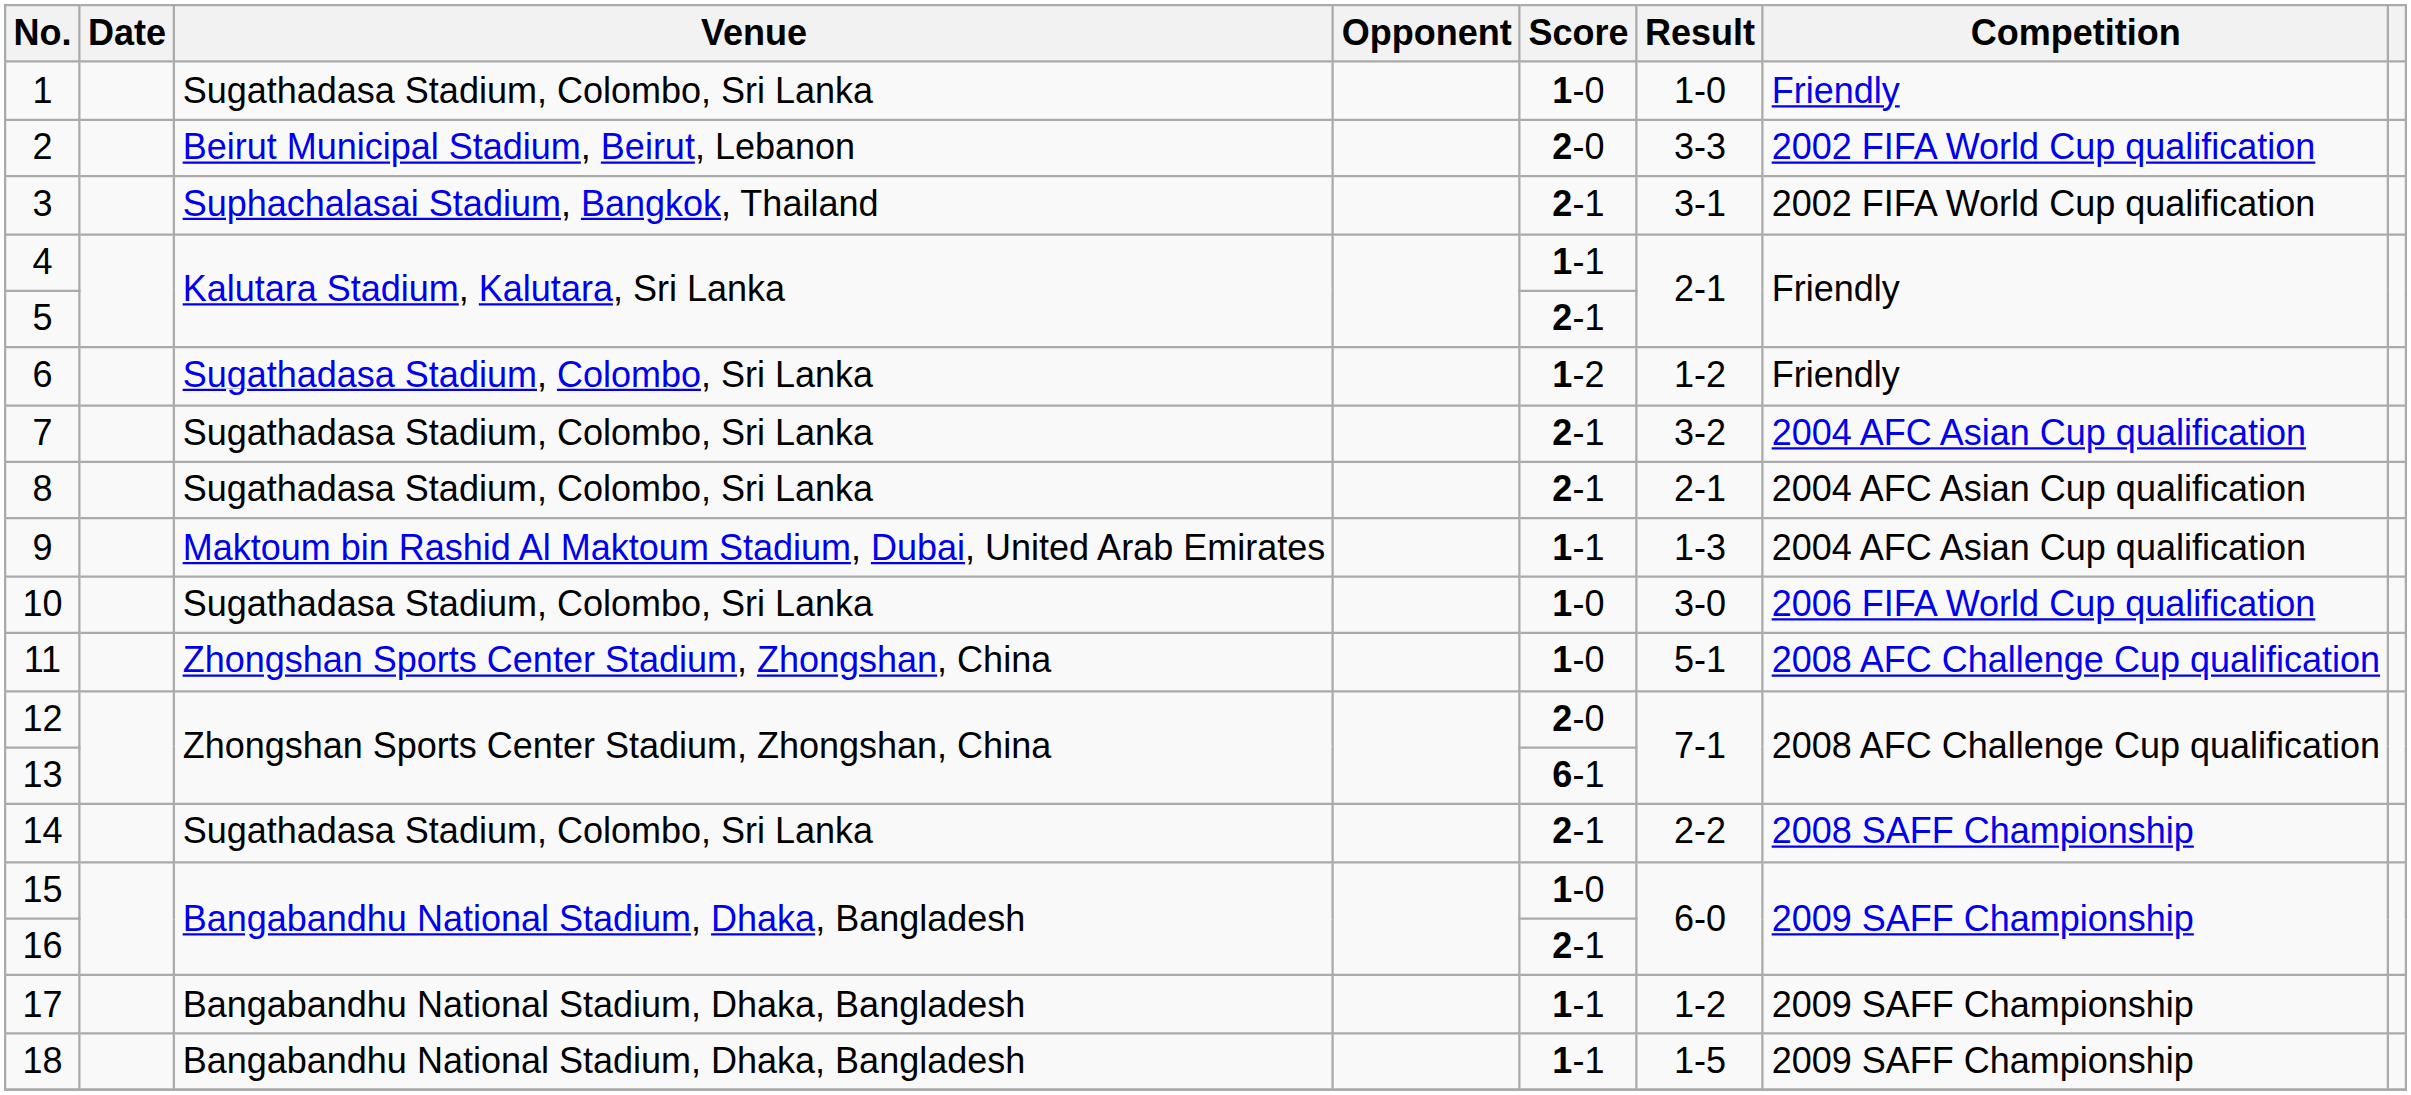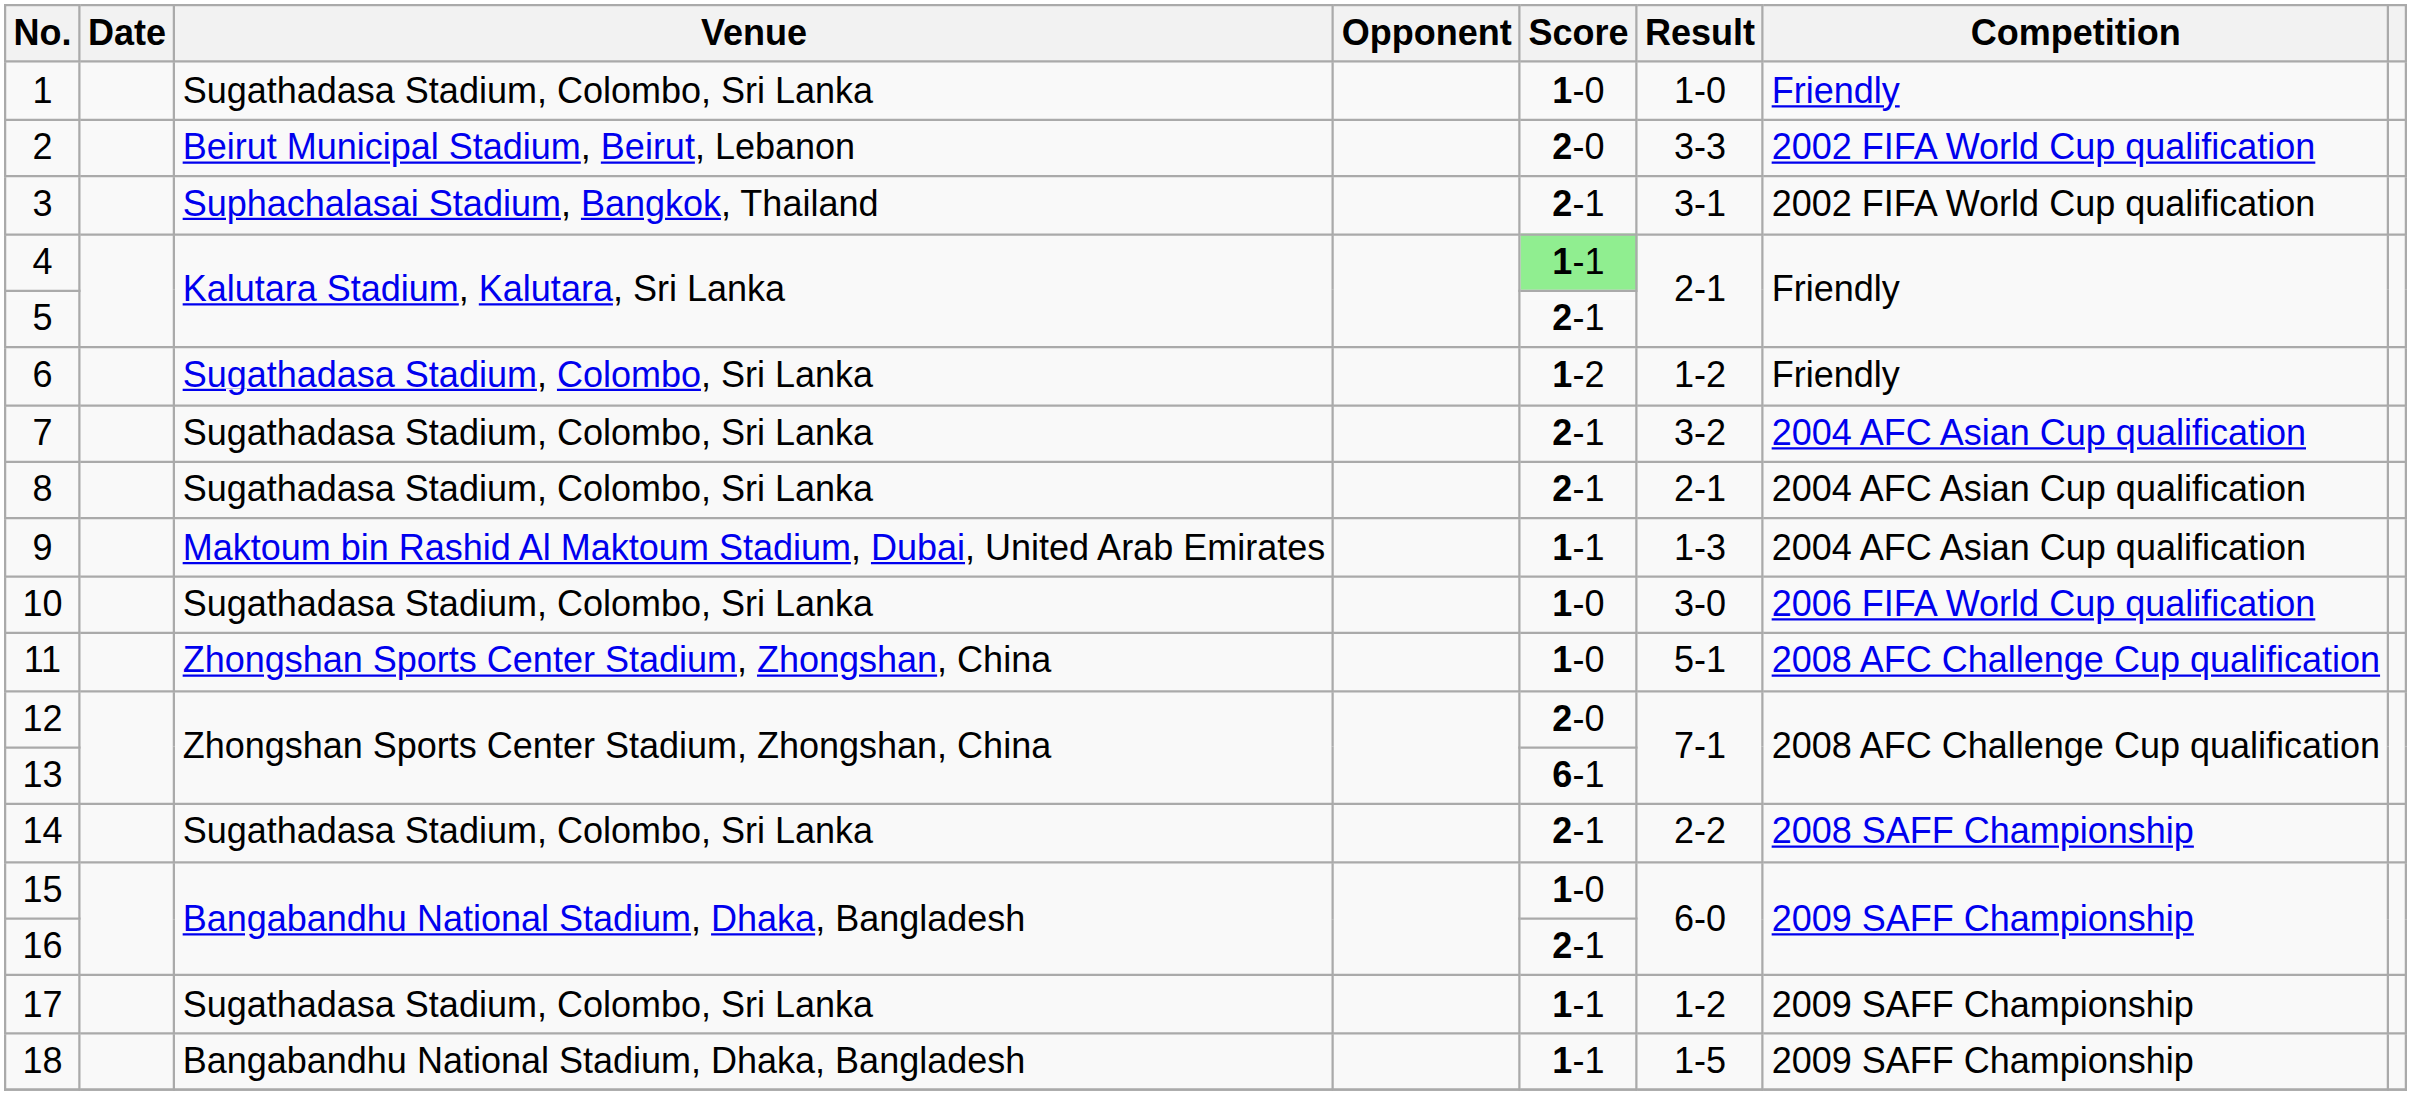(1578, 261) no background -> (1578, 261) lightgreen background
(604, 1003) Bangabandhu National Stadium, Dhaka, Bangladesh -> (528, 1003) Sugathadasa Stadium, Colombo, Sri Lanka
